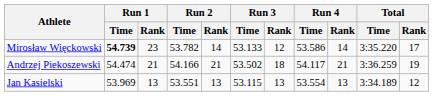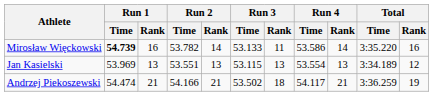(153, 48) 23 -> (153, 48) 16
(279, 48) 12 -> (279, 48) 11
(414, 48) 17 -> (414, 48) 16
rows swapped: (54, 65) <-> (35, 82)
